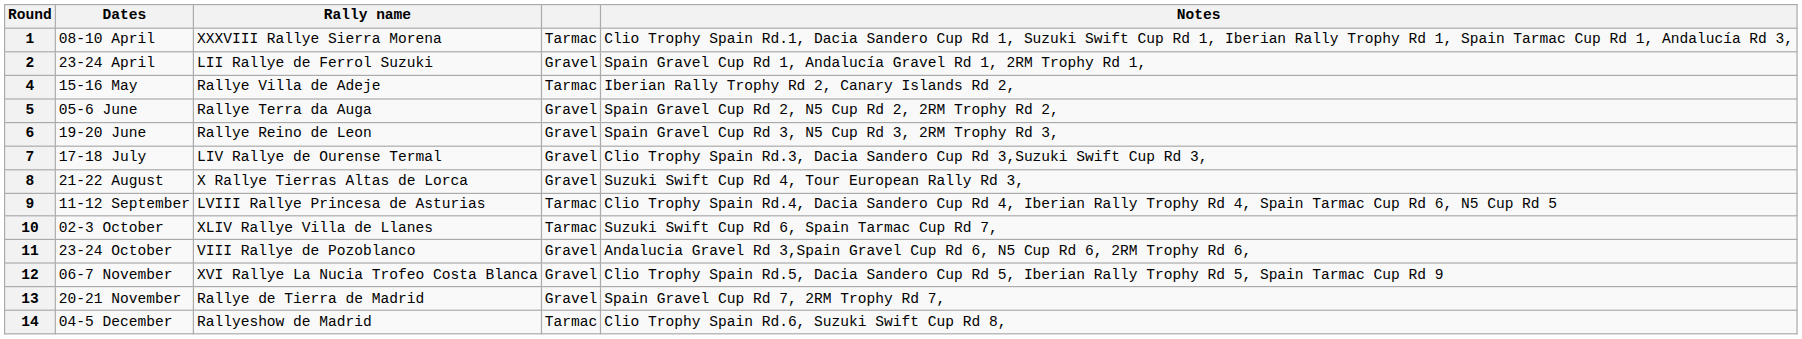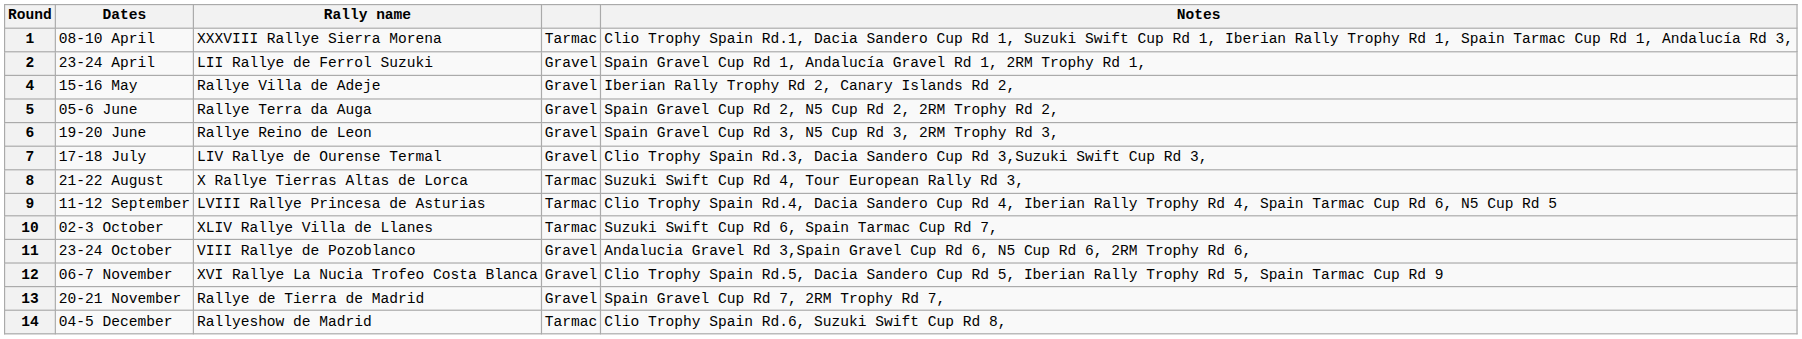(571, 87) Tarmac -> (571, 87) Gravel
(571, 181) Gravel -> (571, 181) Tarmac
